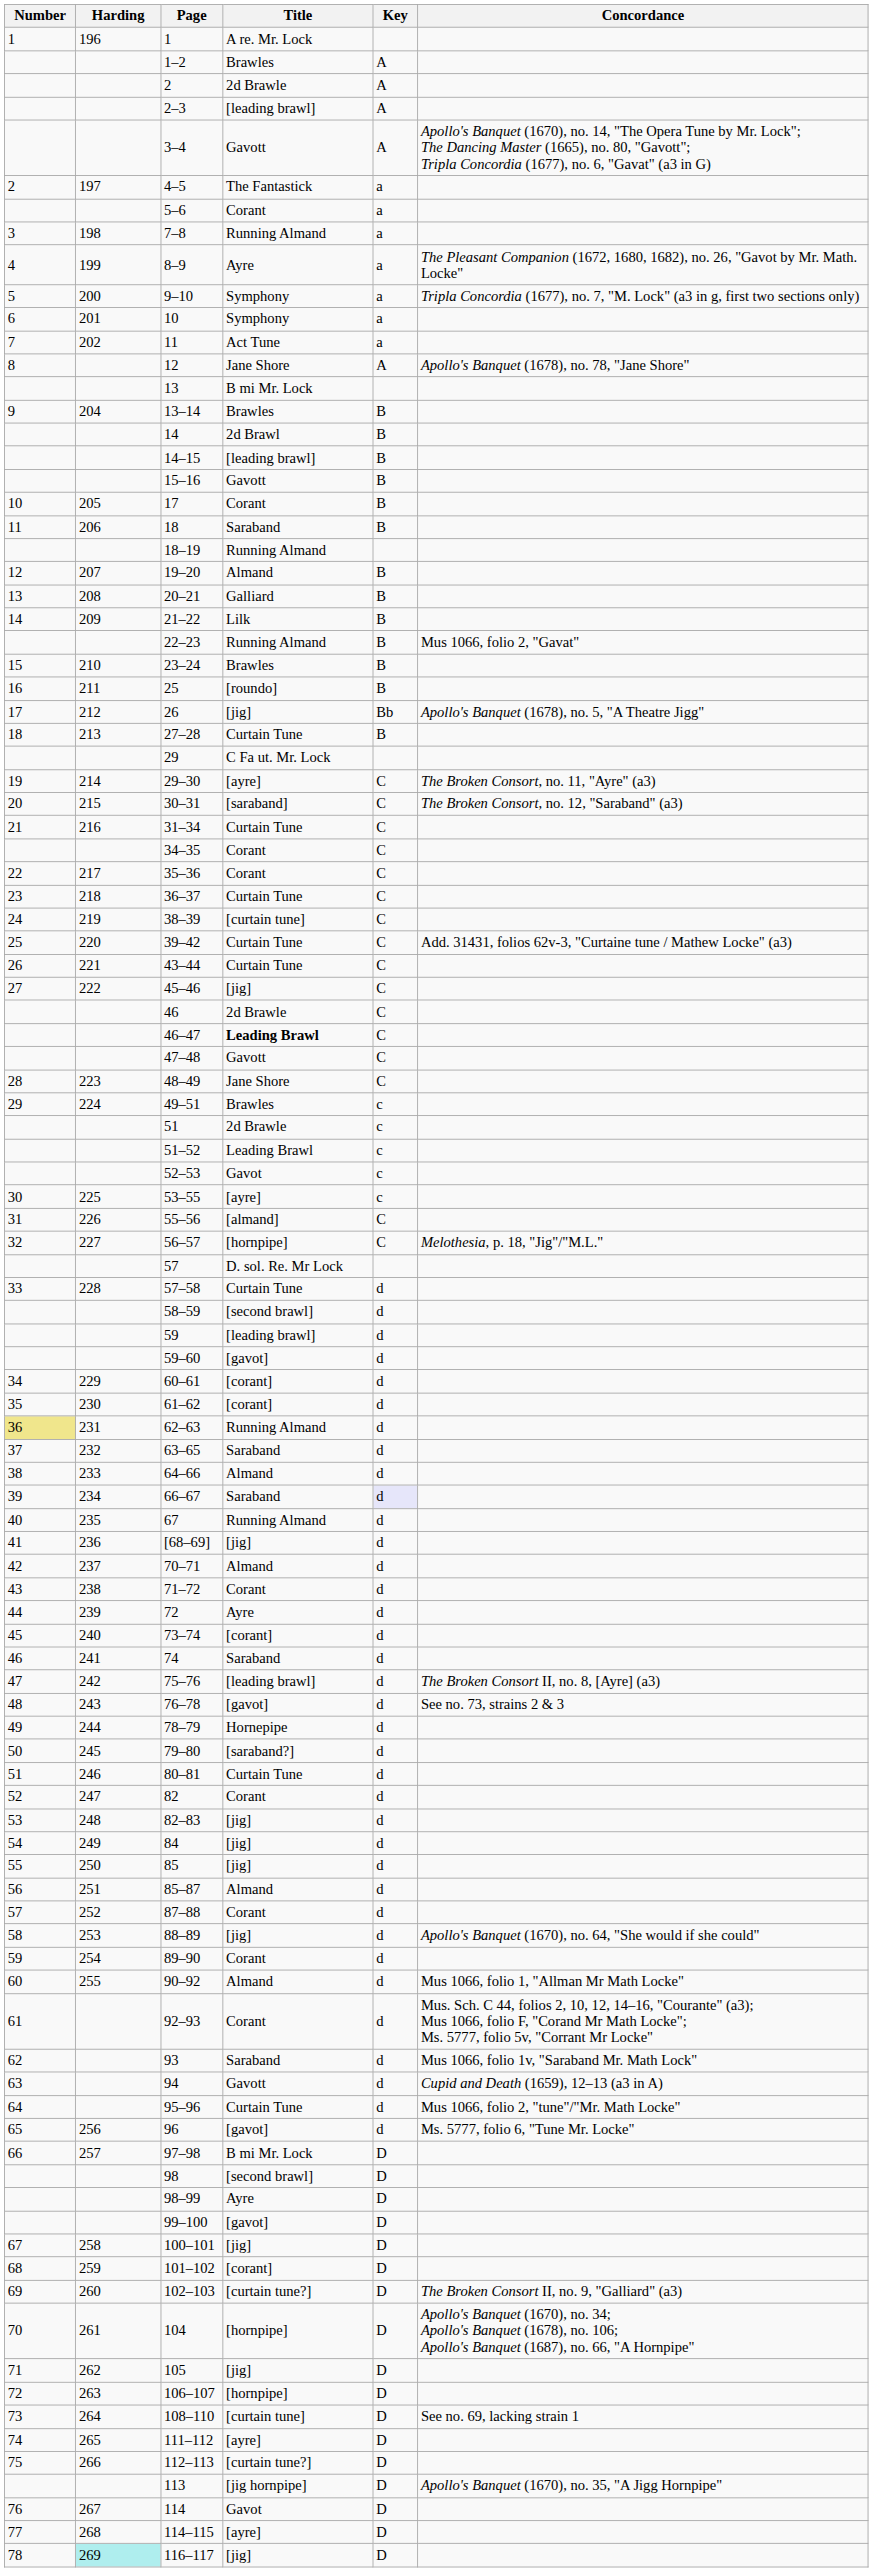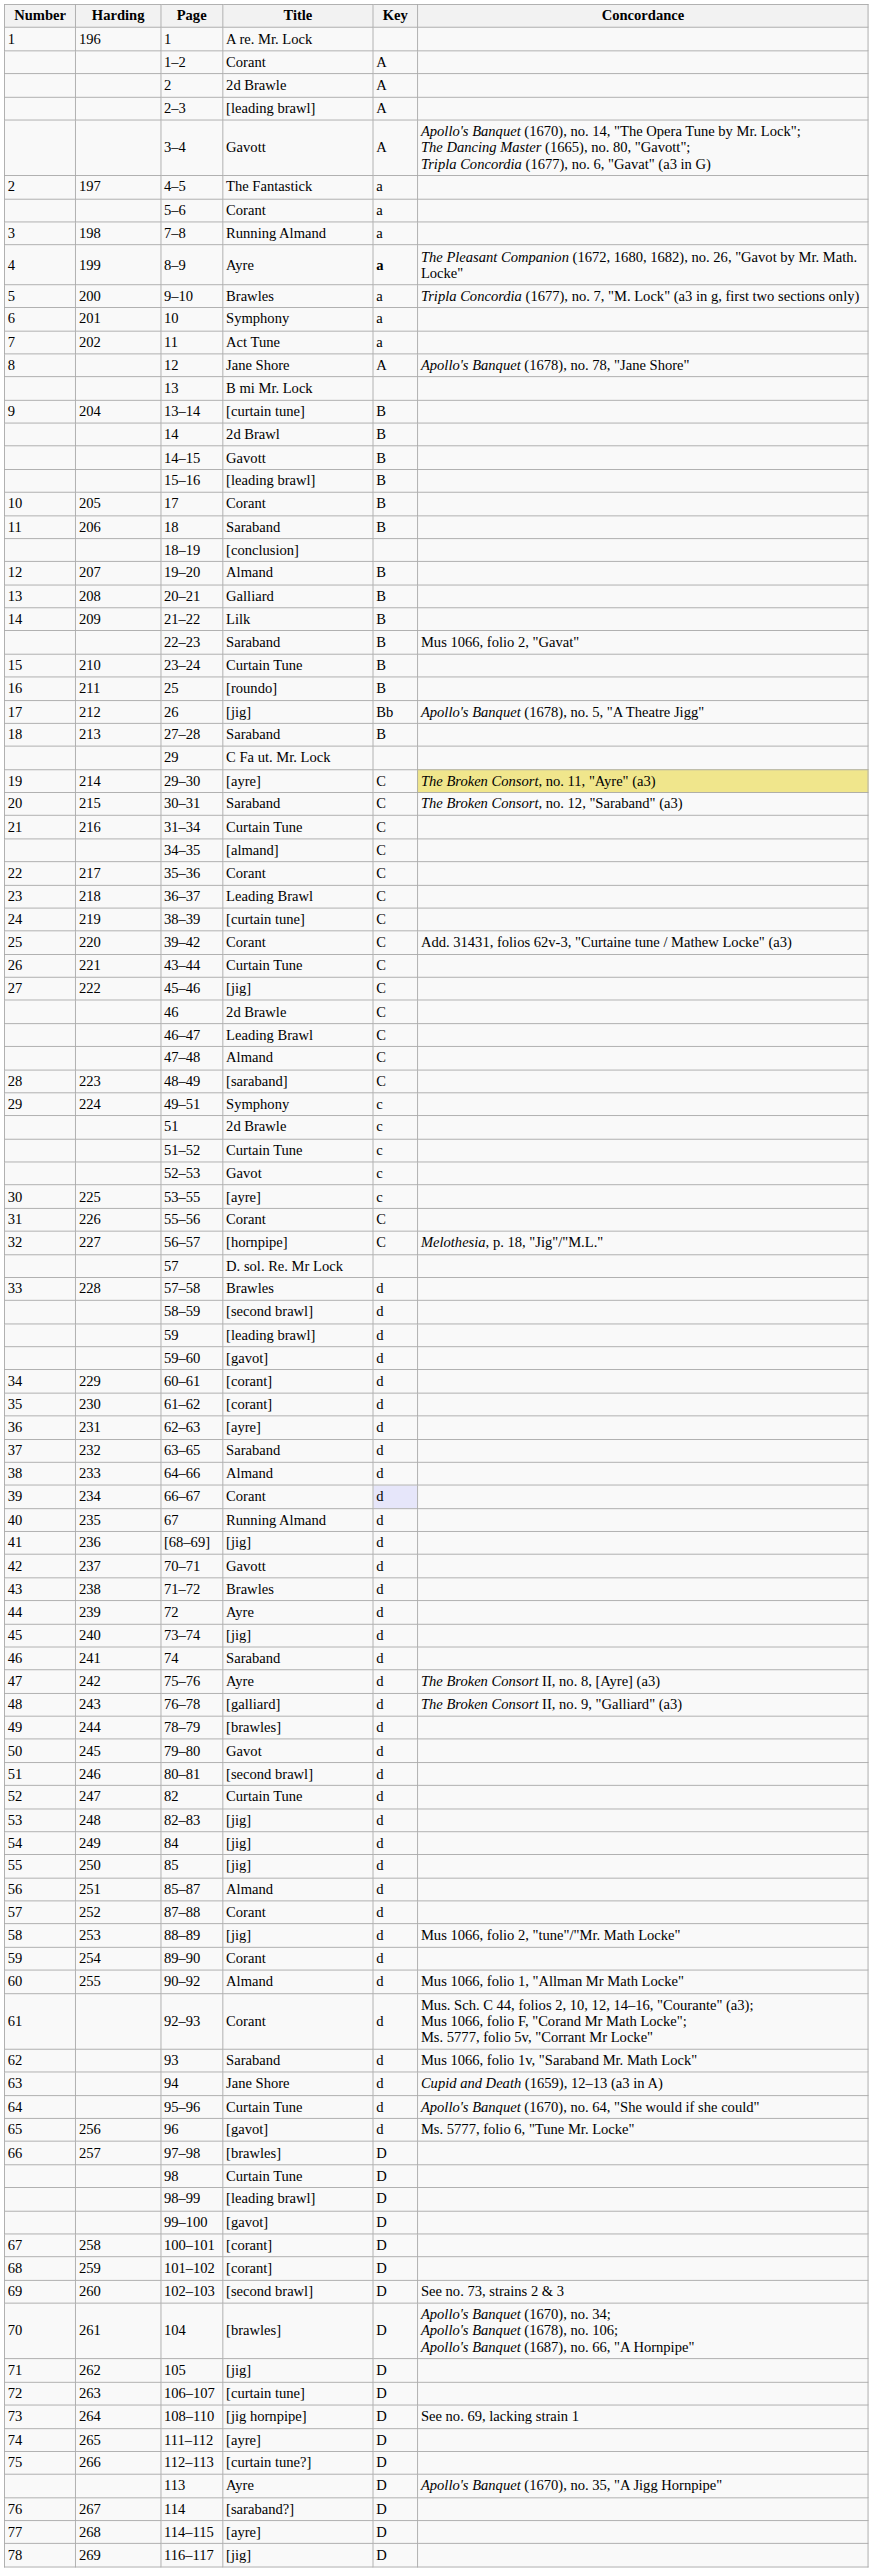(250, 62) Brawles -> (246, 62) Corant
(380, 264) normal -> (380, 264) bold
(258, 296) Symphony -> (250, 296) Brawles
(250, 411) Brawles -> (266, 411) [curtain tune]
(271, 457) [leading brawl] -> (246, 457) Gavott
(246, 480) Gavott -> (271, 480) [leading brawl]
(276, 550) Running Almand -> (262, 550) [conclusion]
(276, 642) Running Almand -> (253, 642) Saraband
(250, 665) Brawles -> (264, 665) Curtain Tune
(264, 734) Curtain Tune -> (253, 734) Saraband
(538, 781) no background -> (538, 781) khaki background
(257, 804) [saraband] -> (253, 804) Saraband
(246, 850) Corant -> (252, 850) [almand]
(264, 896) Curtain Tune -> (270, 896) Leading Brawl
(264, 942) Curtain Tune -> (246, 942) Corant
(272, 1035) bold -> (270, 1035) normal
(246, 1058) Gavott -> (250, 1058) Almand
(258, 1081) Jane Shore -> (257, 1081) [saraband]
(250, 1104) Brawles -> (258, 1104) Symphony
(270, 1150) Leading Brawl -> (264, 1150) Curtain Tune
(252, 1219) [almand] -> (246, 1219) Corant
(264, 1289) Curtain Tune -> (250, 1289) Brawles
(15, 1427) khaki background -> (15, 1427) no background
(276, 1427) Running Almand -> (243, 1427) [ayre]
(253, 1496) Saraband -> (246, 1496) Corant
(250, 1566) Almand -> (246, 1566) Gavott
(246, 1589) Corant -> (250, 1589) Brawles
(249, 1635) [corant] -> (239, 1635) [jig]
(271, 1681) [leading brawl] -> (240, 1681) Ayre
(247, 1704) [gavot] -> (253, 1704) [galliard]
(492, 1704) See no. 73, strains 2 & 3 -> (552, 1704) The Broken Consort II, no. 9, "Galliard" (a3)
(257, 1727) Hornepipe -> (254, 1727) [brawles]
(260, 1750) [saraband?] -> (244, 1750) Gavot
(264, 1773) Curtain Tune -> (270, 1773) [second brawl]
(246, 1797) Corant -> (264, 1797) Curtain Tune
(590, 1935) Apollo's Banquet (1670), no. 64, "She would if she could" -> (551, 1935) Mus 1066, folio 2, "tune"/"Mr. Math Locke"
(246, 2083) Gavott -> (258, 2083) Jane Shore
(551, 2106) Mus 1066, folio 2, "tune"/"Mr. Math Locke" -> (590, 2106) Apollo's Banquet (1670), no. 64, "She would if she could"
(269, 2153) B mi Mr. Lock -> (254, 2153) [brawles]
(270, 2176) [second brawl] -> (264, 2176) Curtain Tune
(240, 2199) Ayre -> (271, 2199) [leading brawl]
(239, 2245) [jig] -> (249, 2245) [corant]
(269, 2291) [curtain tune?] -> (270, 2291) [second brawl]
(552, 2291) The Broken Consort II, no. 9, "Galliard" (a3) -> (492, 2291) See no. 73, strains 2 & 3
(257, 2331) [hornpipe] -> (254, 2331) [brawles]
(257, 2393) [hornpipe] -> (266, 2393) [curtain tune]
(266, 2416) [curtain tune] -> (266, 2416) [jig hornpipe]
(266, 2486) [jig hornpipe] -> (240, 2486) Ayre
(244, 2509) Gavot -> (260, 2509) [saraband?]
(90, 2555) paleturquoise background -> (90, 2555) no background
